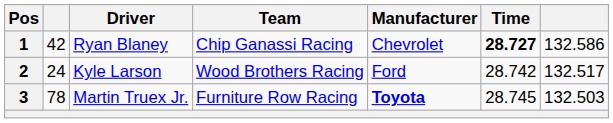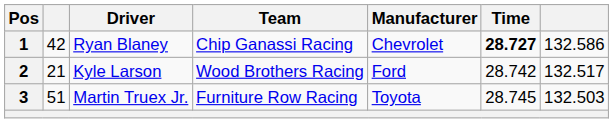(56, 71) 24 -> (56, 71) 21
(56, 97) 78 -> (56, 97) 51
(398, 97) bold -> (396, 97) normal
